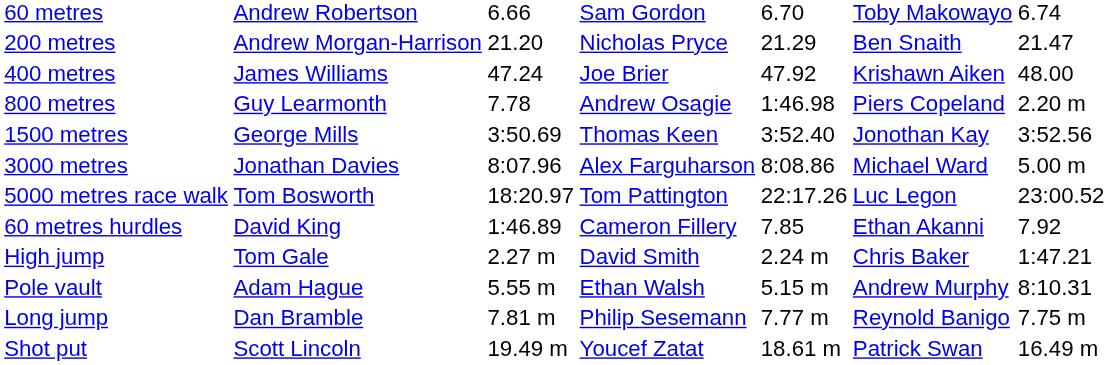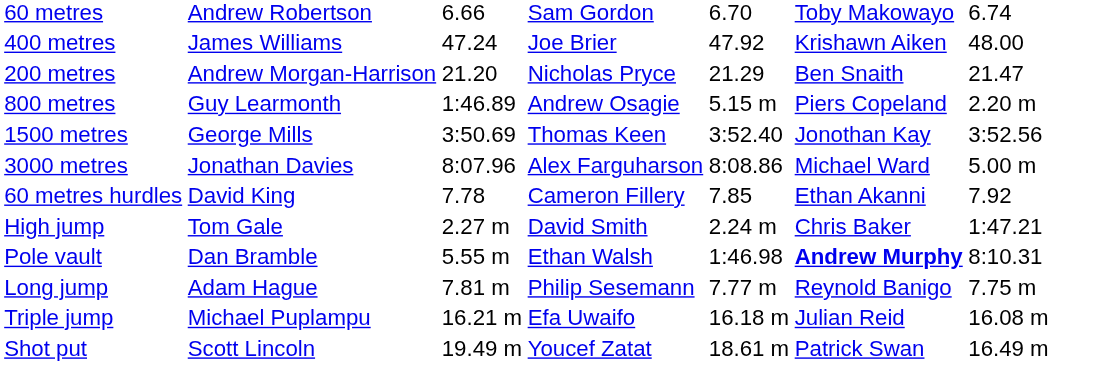rows swapped: (60, 43) <-> (60, 73)
(509, 104) 7.78 -> (479, 104) 1:46.89
(798, 104) 1:46.98 -> (743, 104) 5.15 m
- row: (116, 195)
(525, 226) 1:46.89 -> (463, 195) 7.78
(298, 287) Adam Hague -> (253, 257) Dan Bramble
(795, 287) 5.15 m -> (746, 257) 1:46.98
(931, 287) normal -> (879, 257) bold
(298, 318) Dan Bramble -> (253, 287) Adam Hague
+ row: (59, 318)
